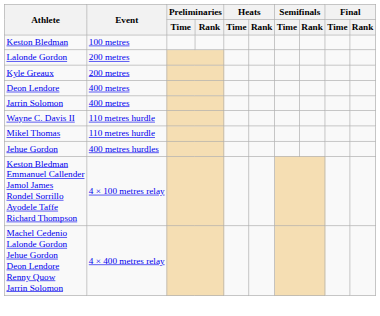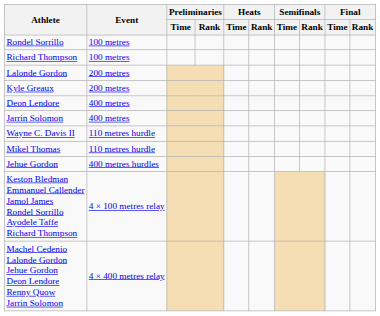- row: (37, 42)
+ row: (35, 42)
+ row: (42, 58)
